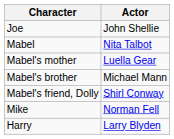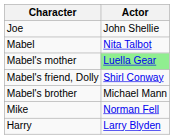(130, 61) no background -> (130, 61) lightgreen background
rows swapped: (42, 77) <-> (53, 93)
